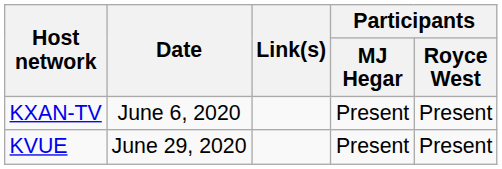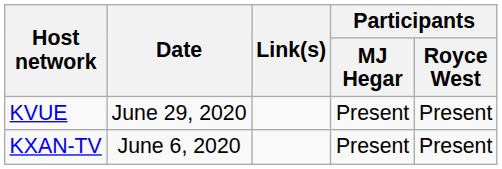rows swapped: (56, 112) <-> (39, 146)
